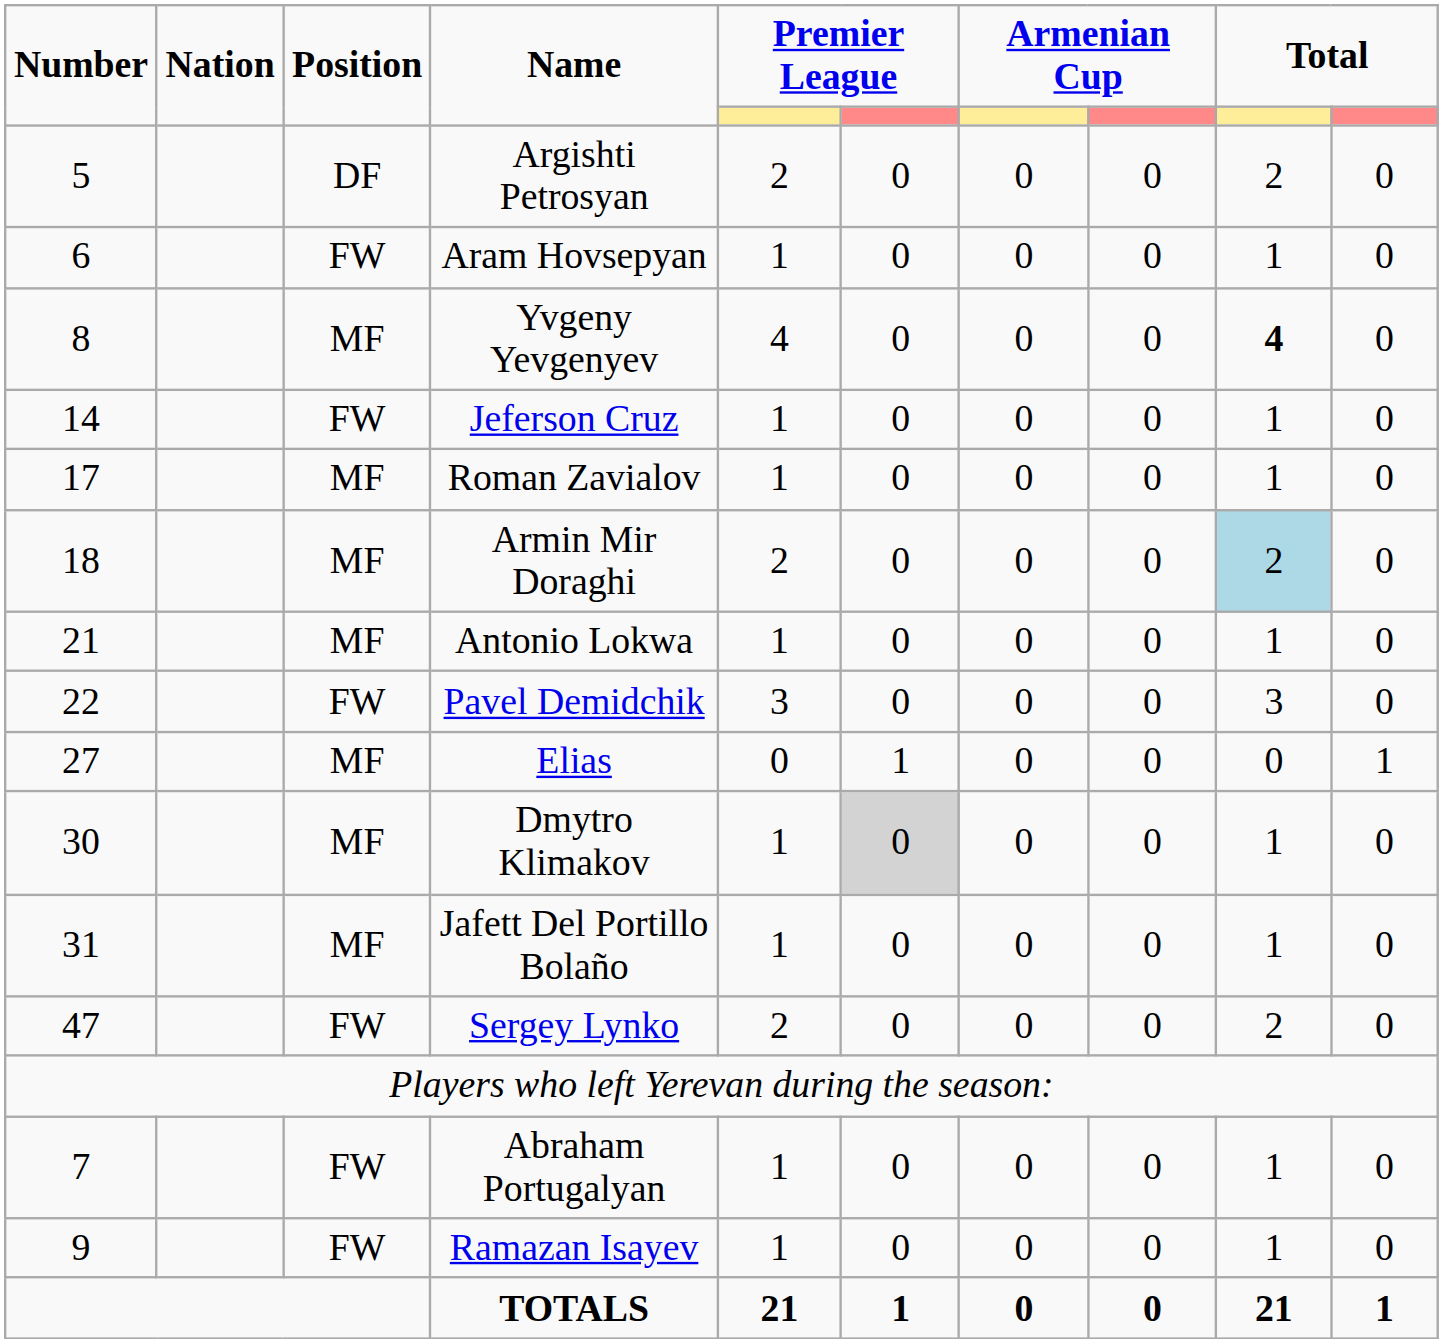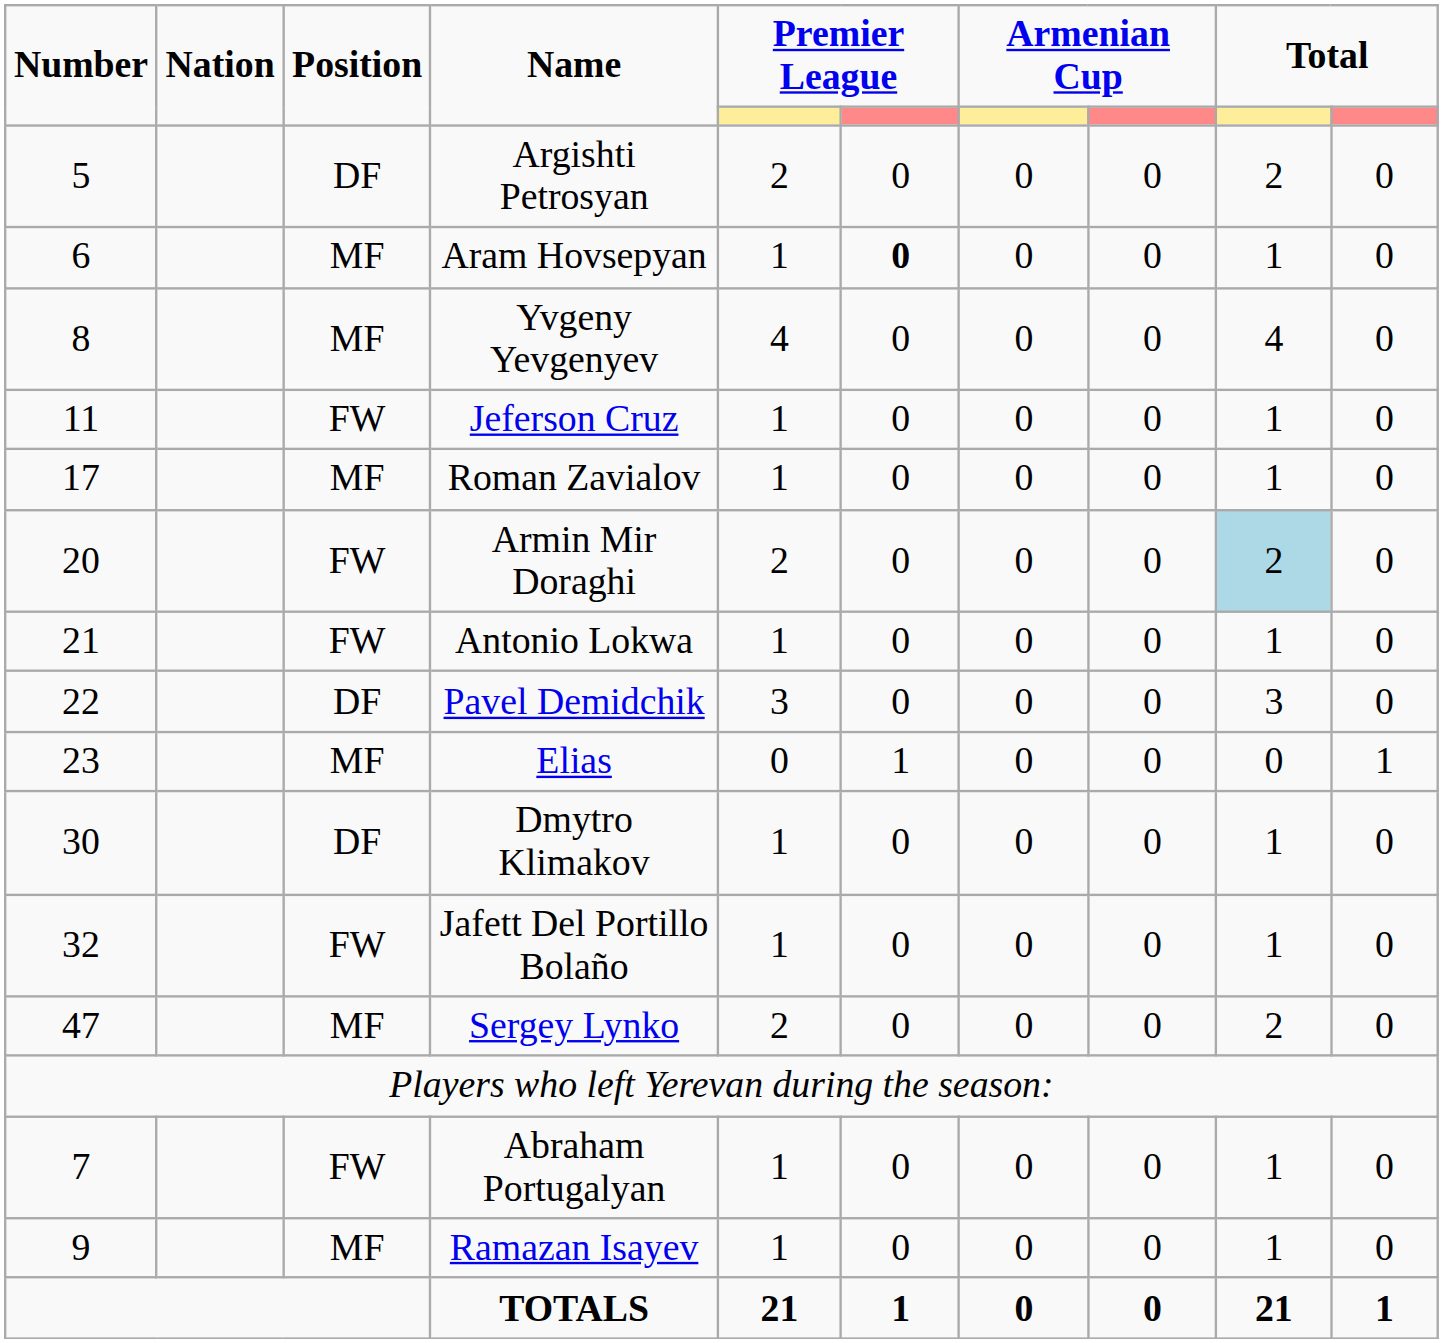(357, 256) FW -> (357, 256) MF
(901, 256) normal -> (901, 256) bold
(1274, 337) bold -> (1274, 337) normal
(81, 418) 14 -> (81, 418) 11
(81, 559) 18 -> (81, 559) 20
(357, 559) MF -> (357, 559) FW
(357, 640) MF -> (357, 640) FW
(357, 700) FW -> (357, 700) DF
(81, 760) 27 -> (81, 760) 23
(357, 841) MF -> (357, 841) DF
(901, 841) lightgrey background -> (901, 841) no background
(81, 944) 31 -> (81, 944) 32
(357, 944) MF -> (357, 944) FW
(357, 1025) FW -> (357, 1025) MF
(357, 1247) FW -> (357, 1247) MF
